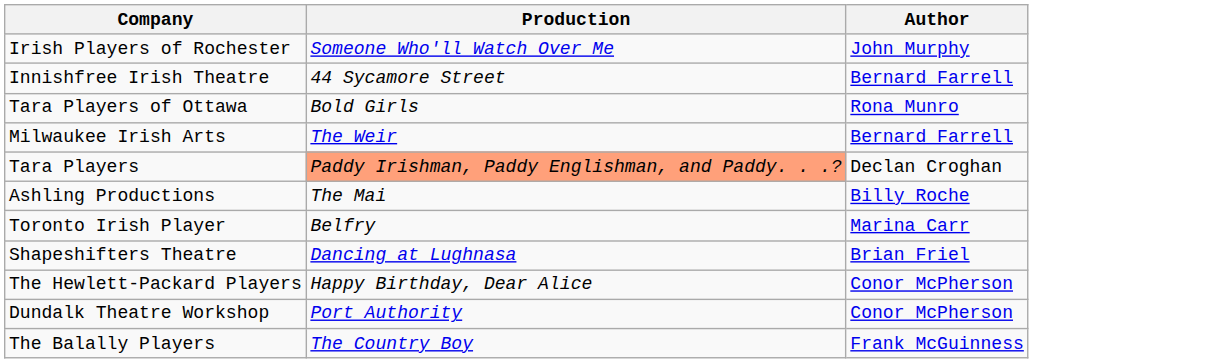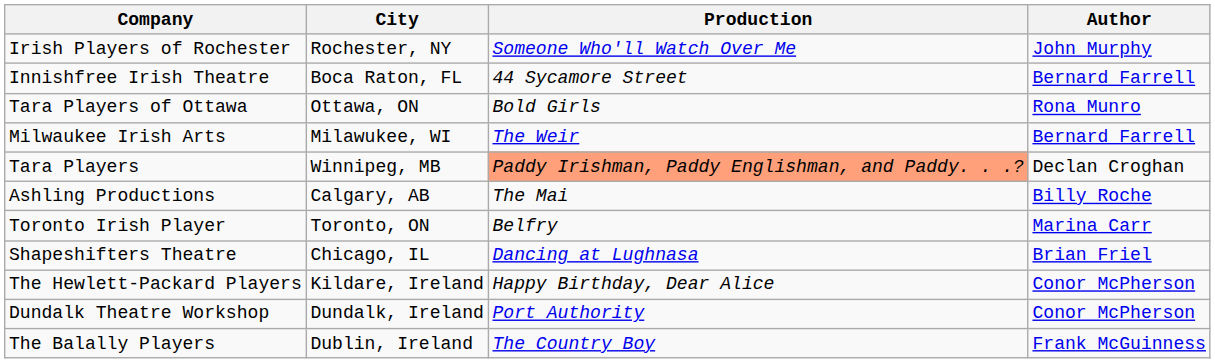+ column: (397, 19)
